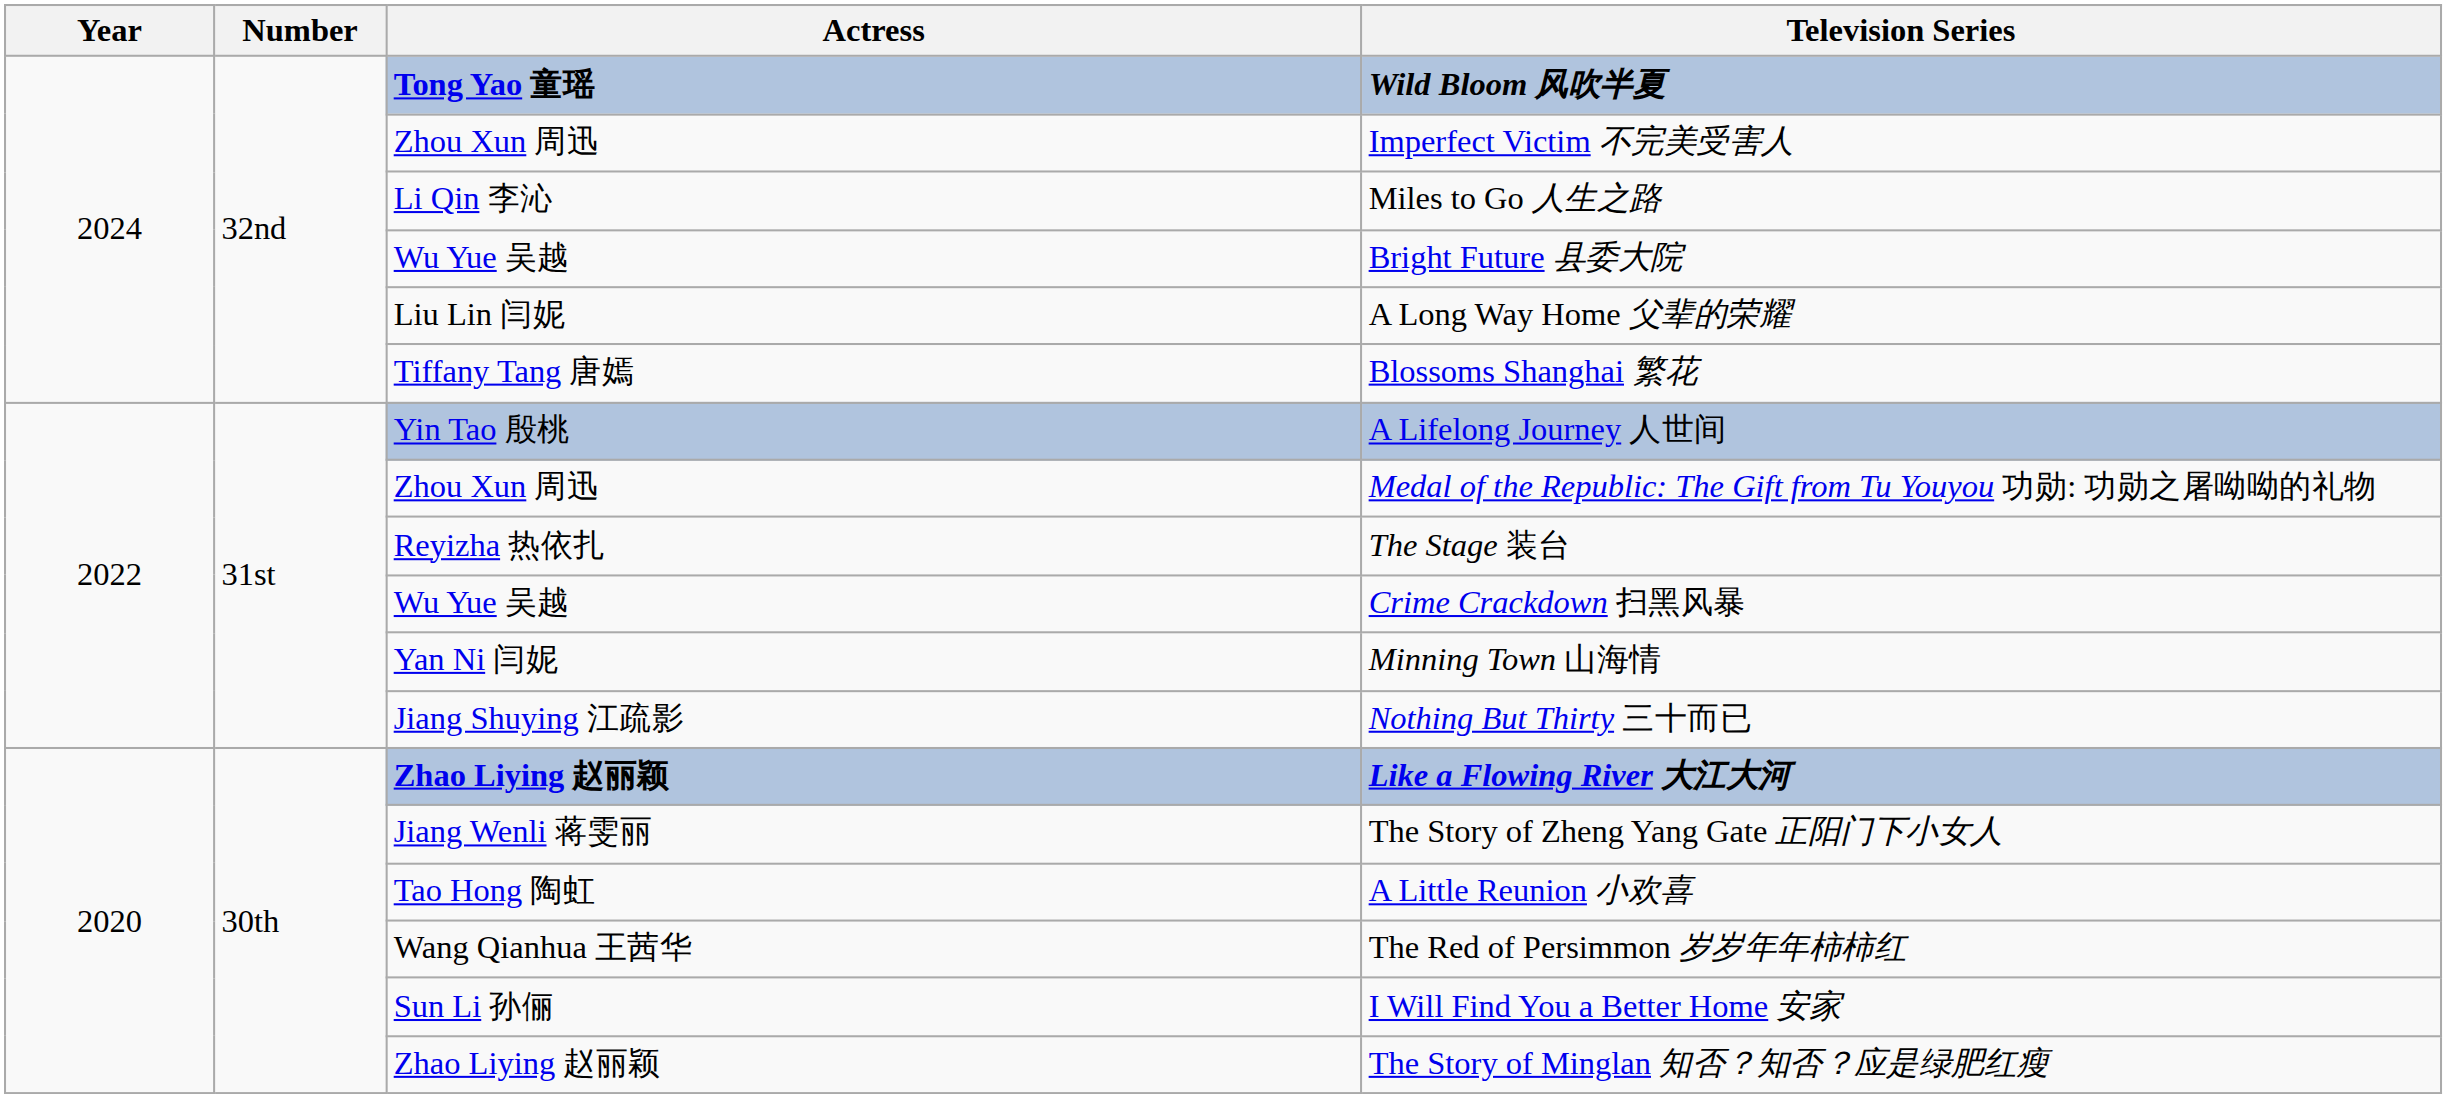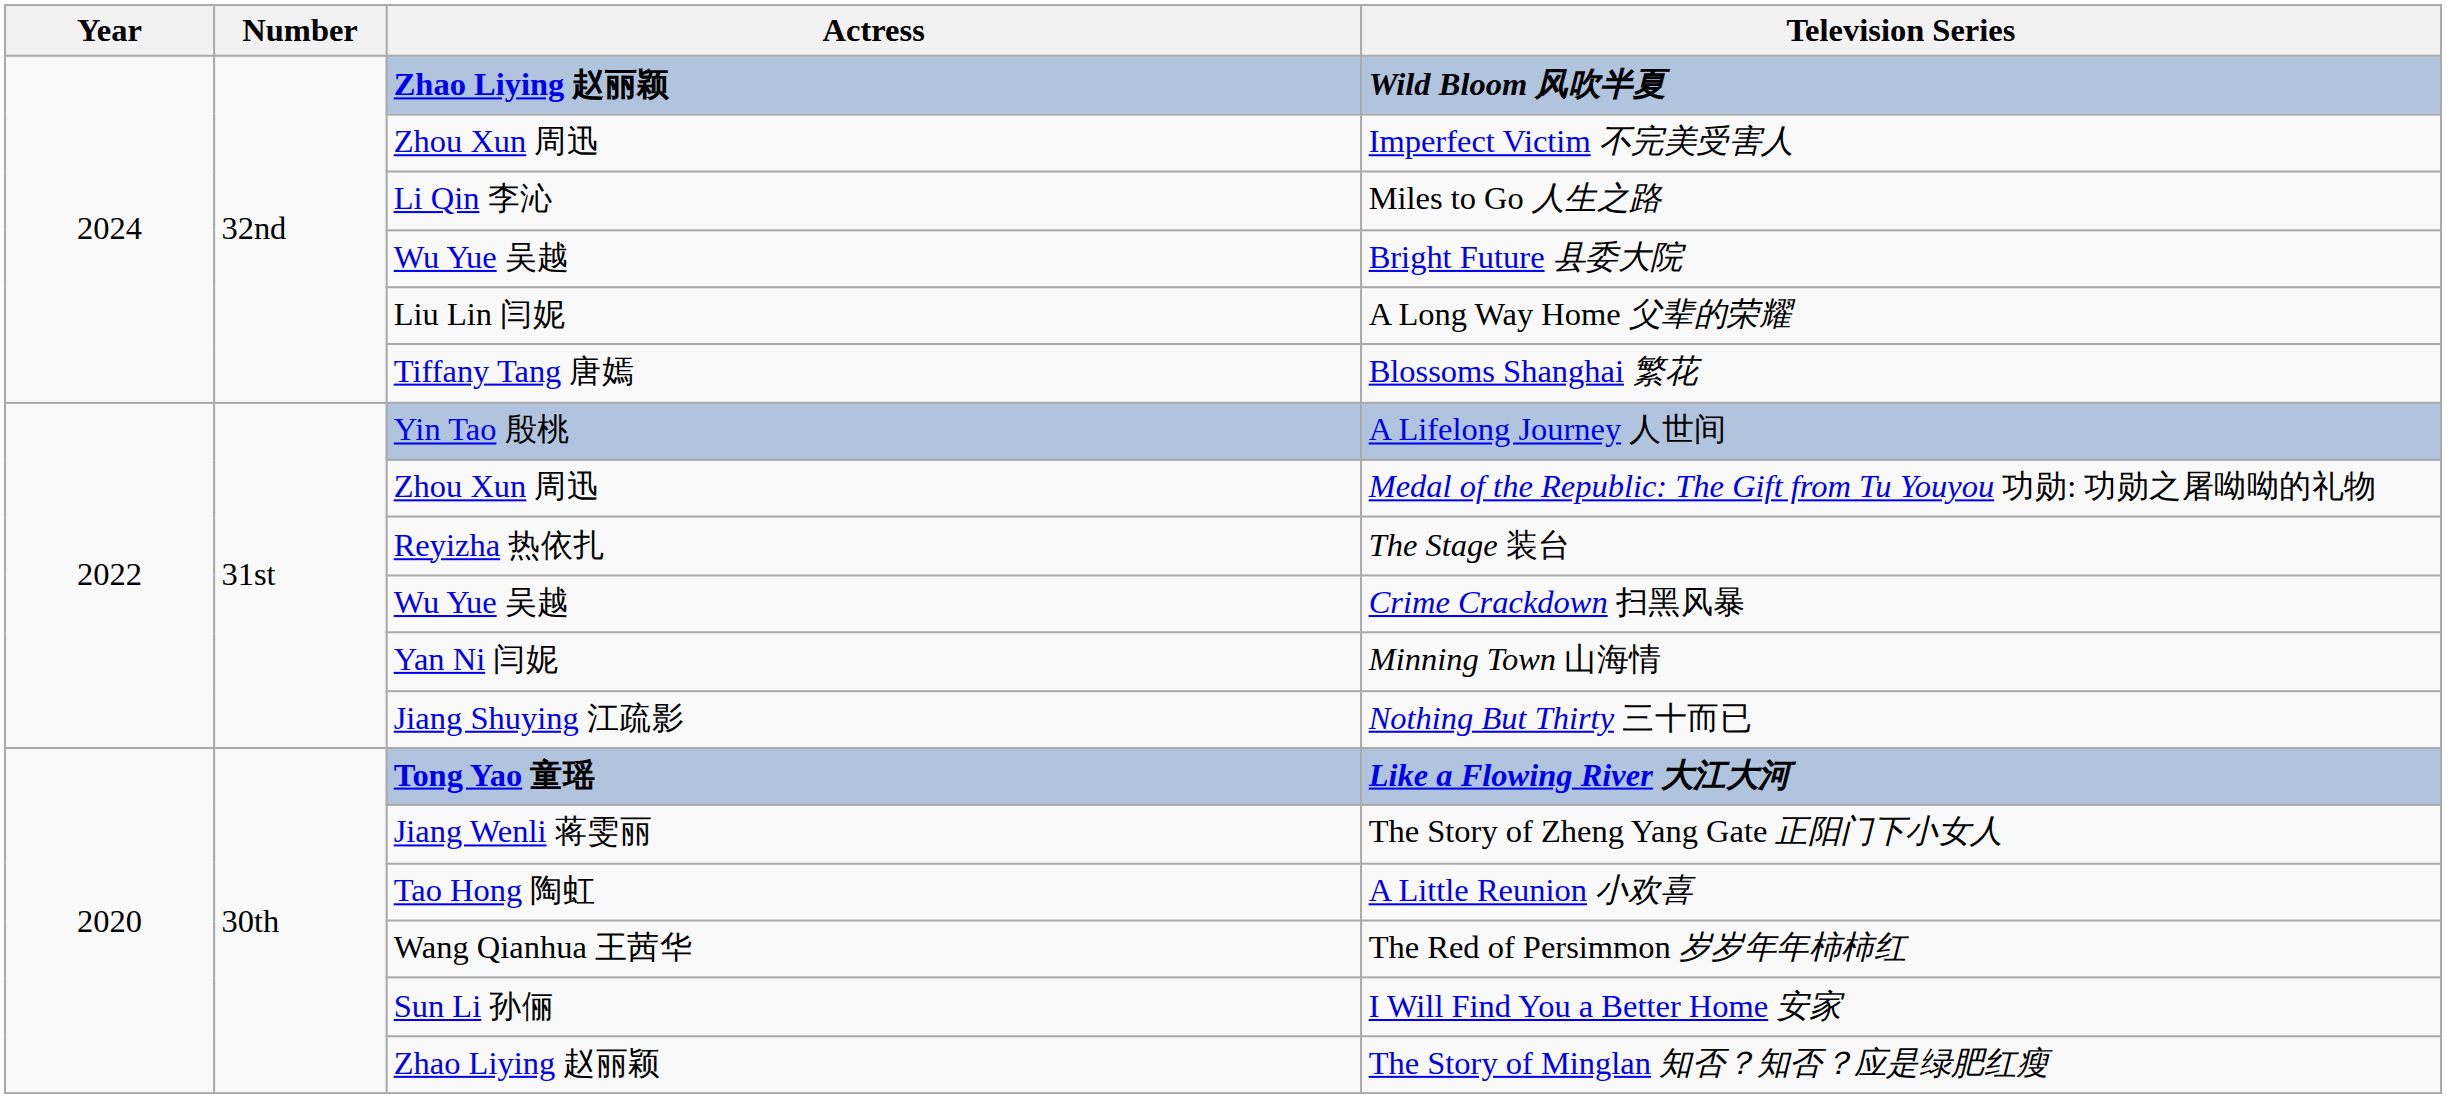(494, 83) Tong Yao 童瑶 -> (532, 83) Zhao Liying 赵丽颖
(532, 775) Zhao Liying 赵丽颖 -> (494, 775) Tong Yao 童瑶
